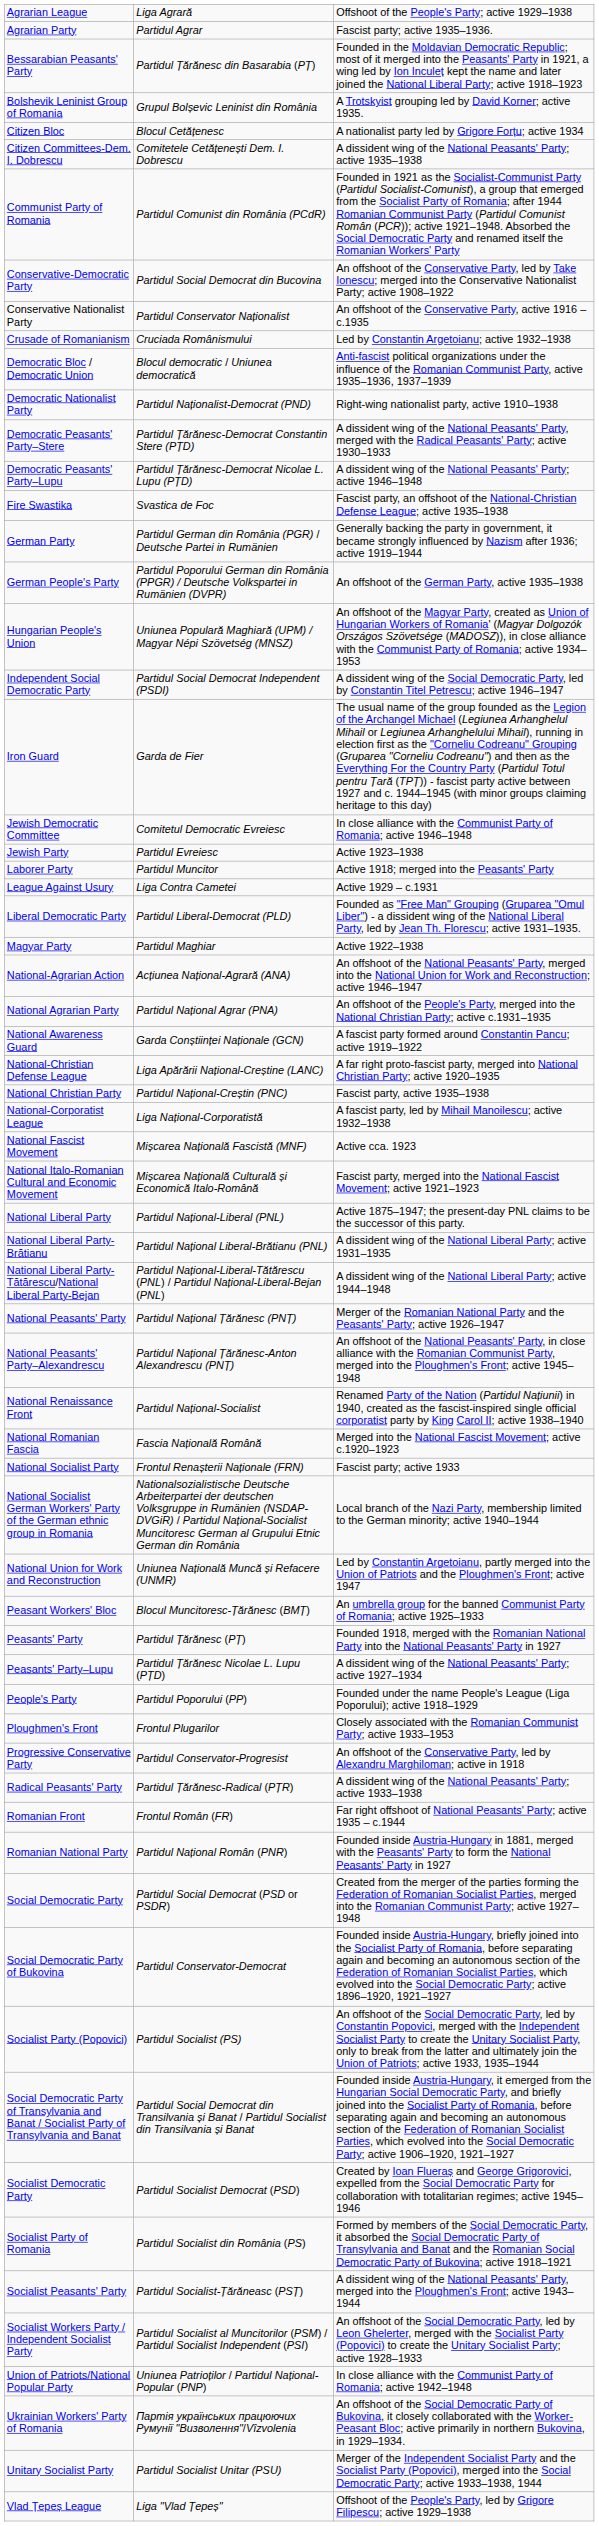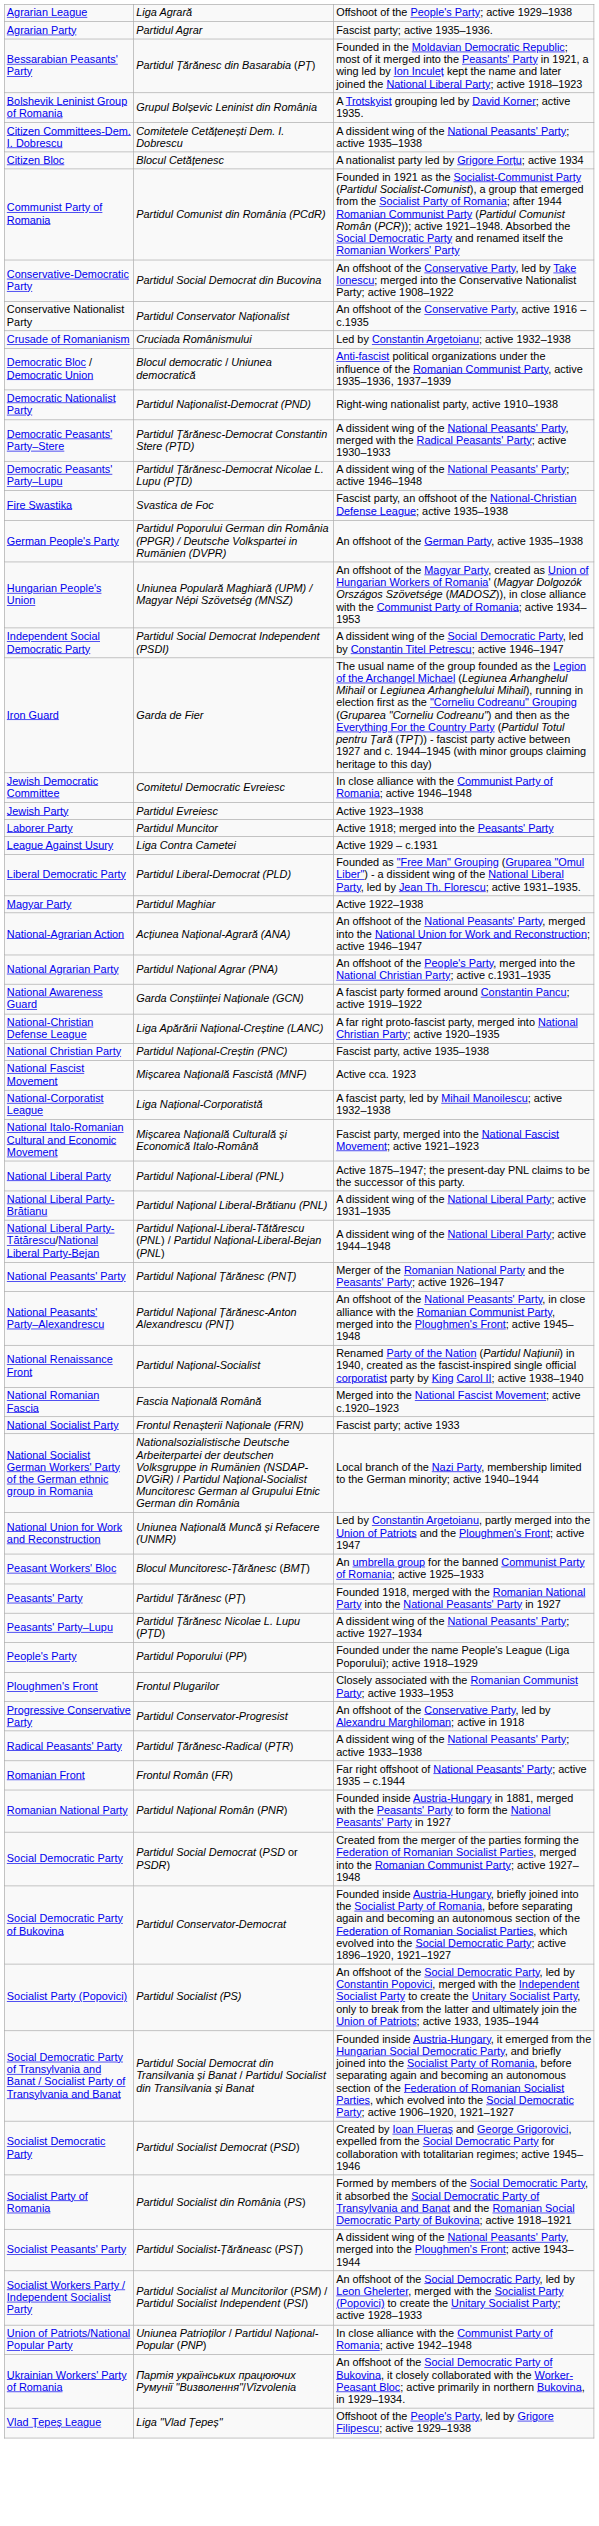rows swapped: (36, 131) <-> (69, 154)
- row: (41, 541)
rows swapped: (55, 1117) <-> (46, 1146)
- row: (60, 2471)
